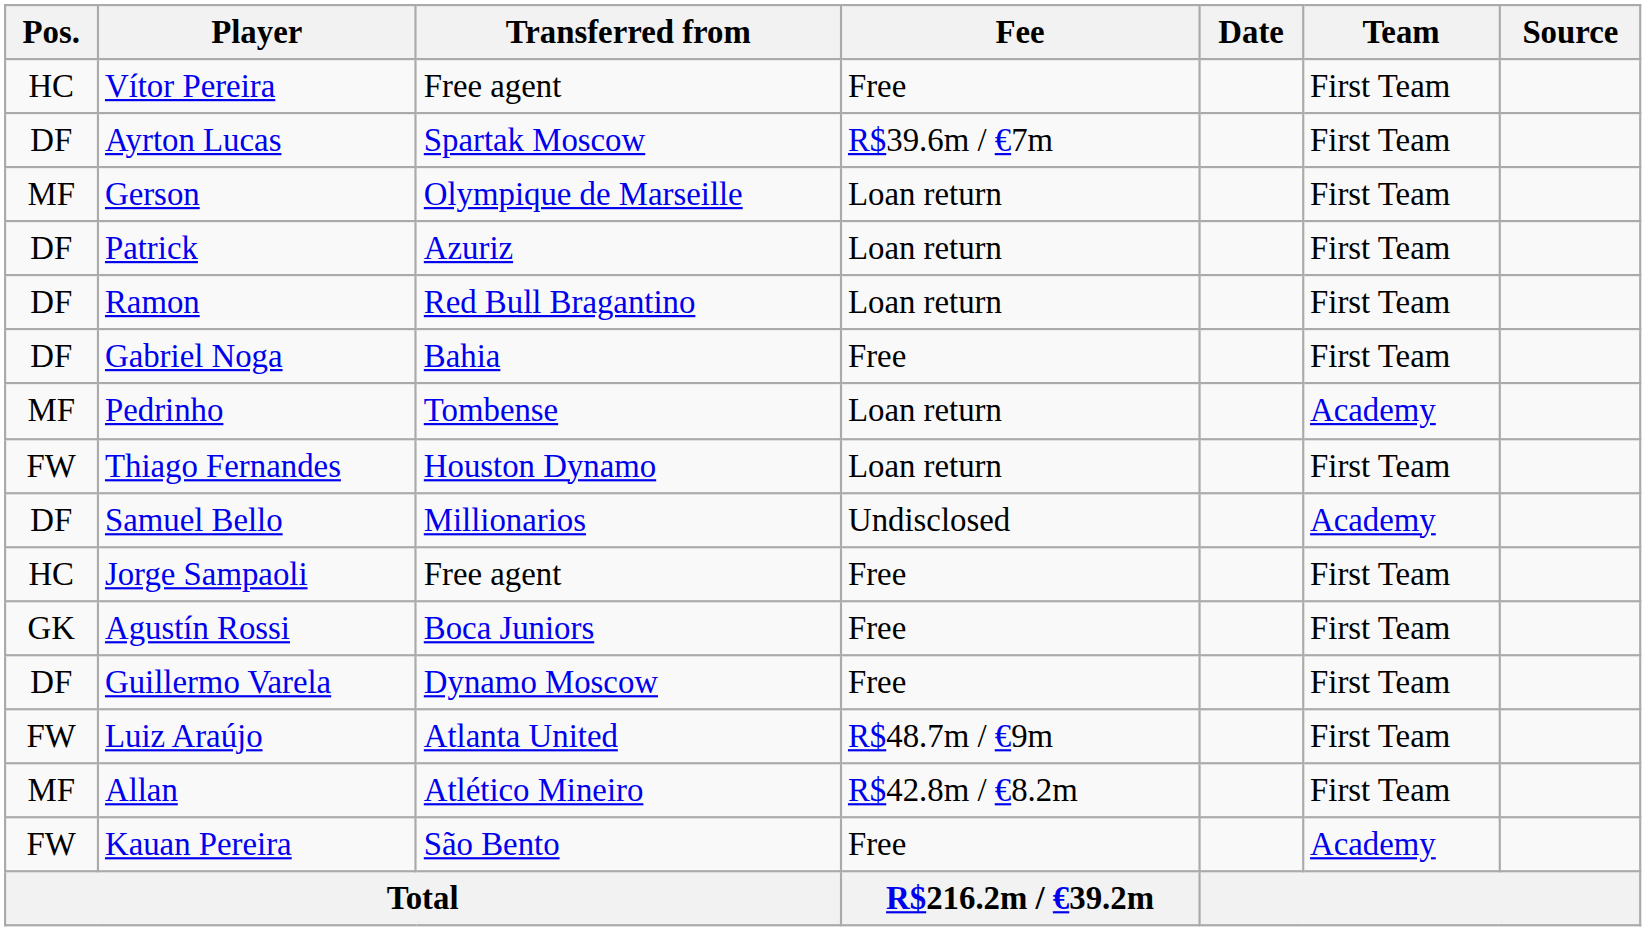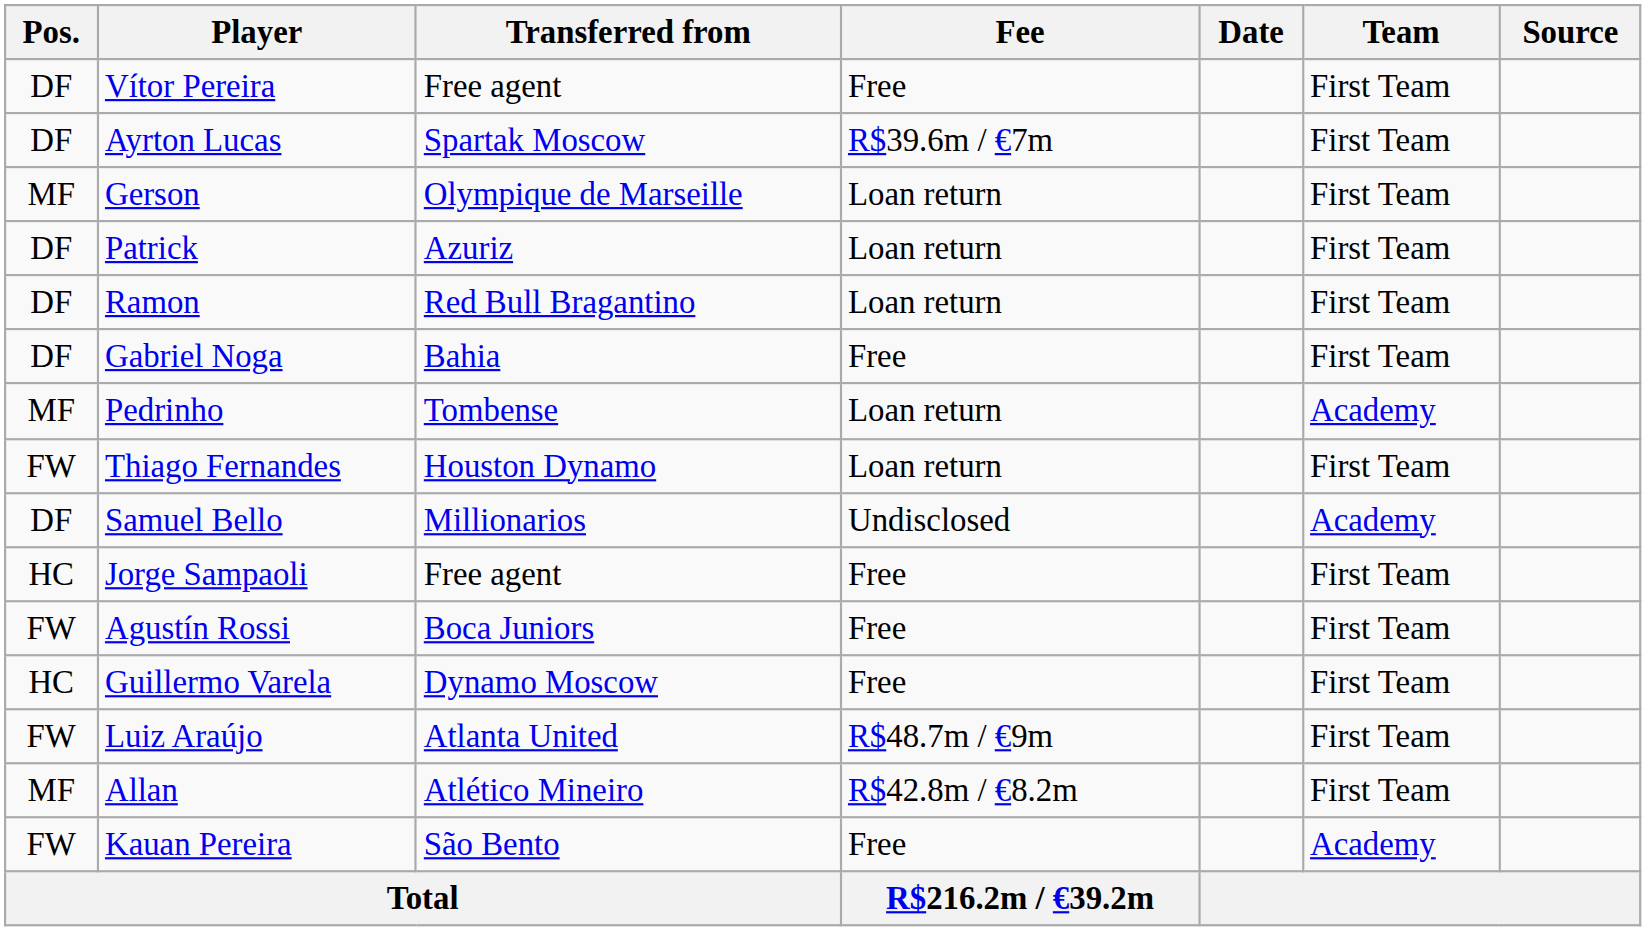(51, 85) HC -> (51, 85) DF
(51, 627) GK -> (51, 627) FW
(51, 681) DF -> (51, 681) HC
